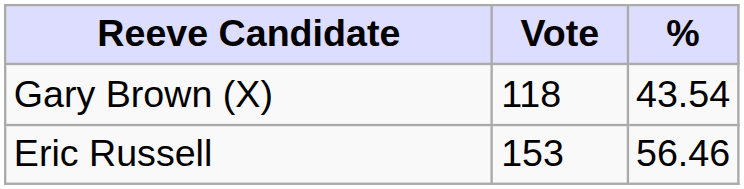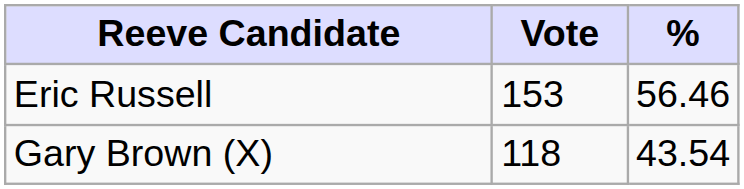rows swapped: (113, 153) <-> (143, 93)
